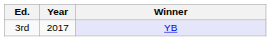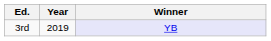(58, 28) 2017 -> (58, 28) 2019
